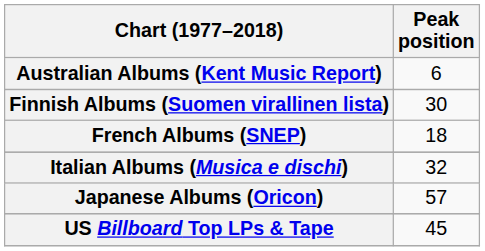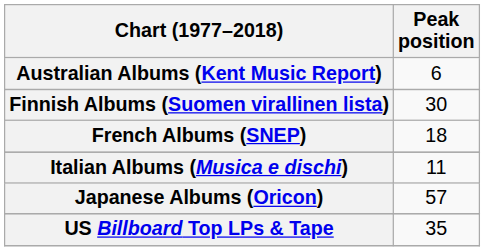(436, 167) 32 -> (436, 167) 11
(436, 229) 45 -> (436, 229) 35
